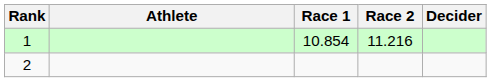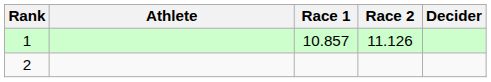(326, 40) 10.854 -> (326, 40) 10.857
(390, 40) 11.216 -> (390, 40) 11.126
